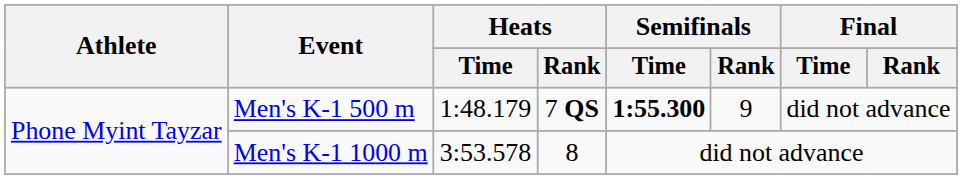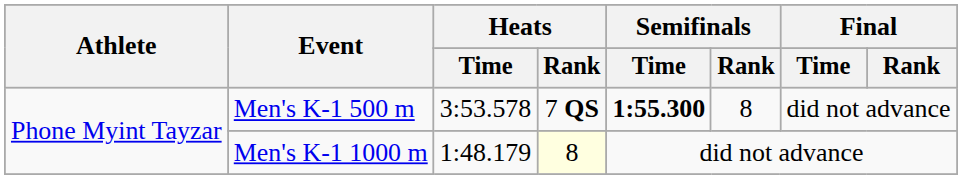(486, 109) 1:48.179 -> (486, 109) 3:53.578
(746, 109) 9 -> (746, 109) 8
(486, 152) 3:53.578 -> (486, 152) 1:48.179
(572, 152) no background -> (572, 152) lightyellow background
